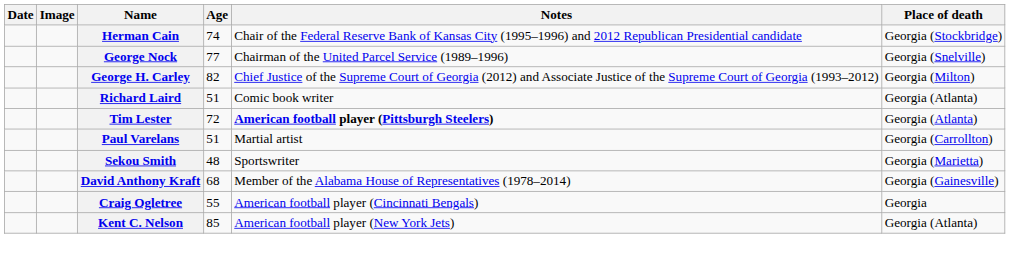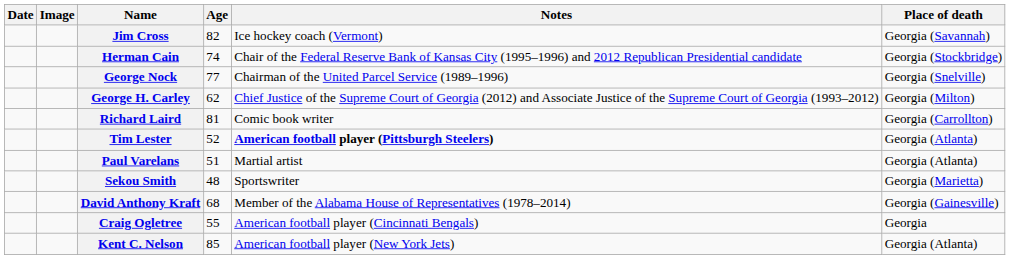+ row: (141, 35)
(213, 77) 82 -> (213, 98) 62
(213, 98) 51 -> (213, 118) 81
(931, 98) Georgia (Atlanta) -> (939, 118) Georgia (Carrollton)
(213, 118) 72 -> (213, 139) 52
(939, 139) Georgia (Carrollton) -> (931, 160) Georgia (Atlanta)
